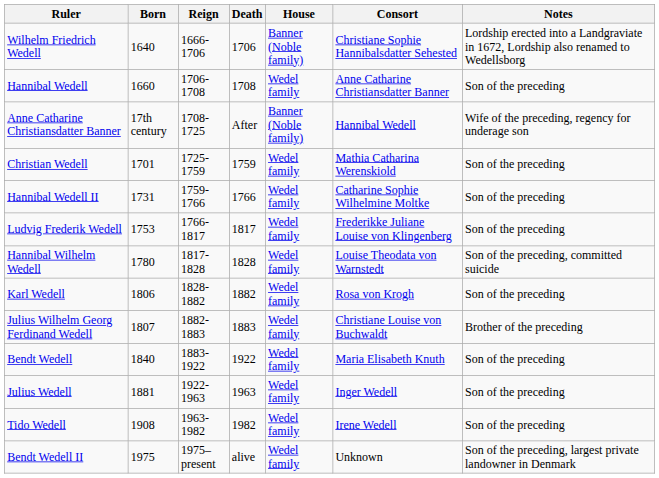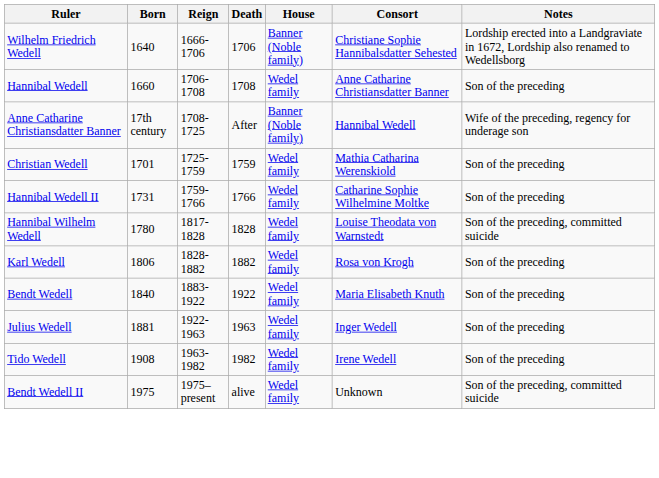- row: (65, 229)
- row: (60, 327)
(552, 457) Son of the preceding, largest private landowner in Denmark -> (543, 392) Son of the preceding, committed suicide
